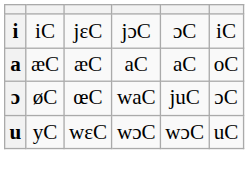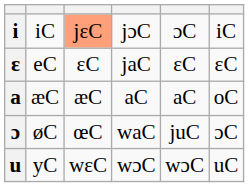(88, 30) no background -> (88, 30) lightsalmon background
+ row: (15, 64)
